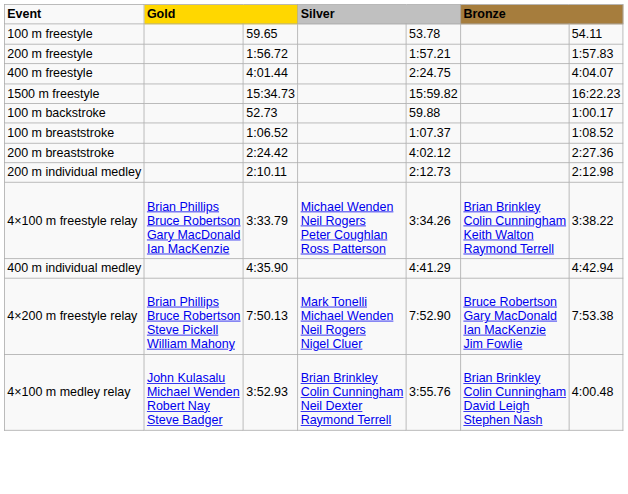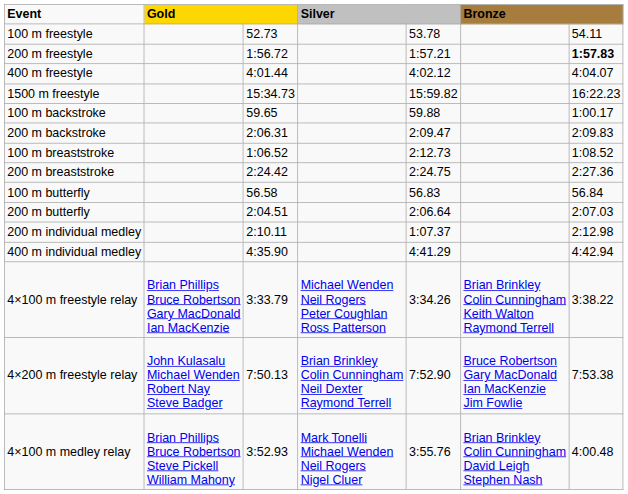(262, 34) 59.65 -> (262, 34) 52.73
(593, 53) normal -> (593, 53) bold
(430, 73) 2:24.75 -> (430, 73) 4:02.12
(262, 113) 52.73 -> (262, 113) 59.65
+ row: (57, 133)
(430, 133) 1:07.37 -> (430, 152) 2:12.73
(430, 152) 4:02.12 -> (430, 172) 2:24.75
+ row: (49, 192)
+ row: (49, 212)
(430, 172) 2:12.73 -> (430, 232) 1:07.37
rows swapped: (74, 268) <-> (72, 220)
(194, 323) Brian Phillips Bruce Robertson Steve Pickell William Mahony -> (193, 382) John Kulasalu Michael Wenden Robert Nay Steve Badger
(347, 323) Mark Tonelli Michael Wenden Neil Rogers Nigel Cluer -> (352, 382) Brian Brinkley Colin Cunningham Neil Dexter Raymond Terrell
(193, 399) John Kulasalu Michael Wenden Robert Nay Steve Badger -> (194, 458) Brian Phillips Bruce Robertson Steve Pickell William Mahony
(352, 399) Brian Brinkley Colin Cunningham Neil Dexter Raymond Terrell -> (347, 458) Mark Tonelli Michael Wenden Neil Rogers Nigel Cluer
